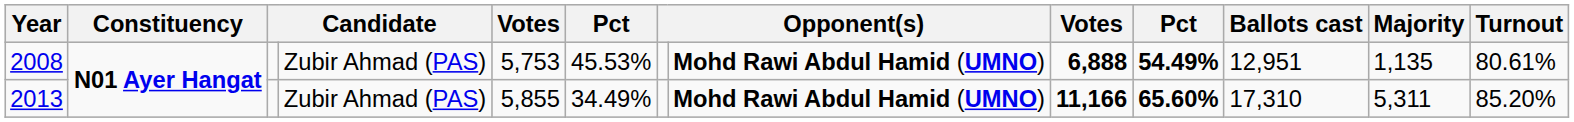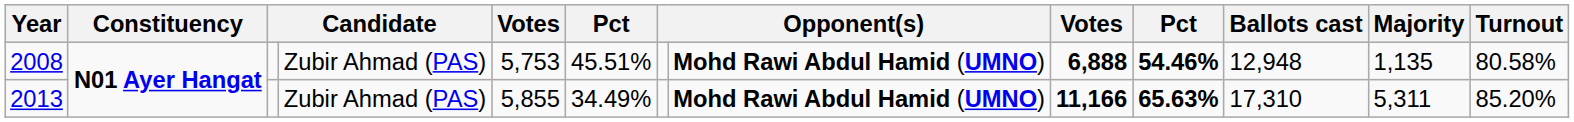(611, 61) 45.53% -> (611, 61) 45.51%
(1178, 61) 54.49% -> (1178, 61) 54.46%
(1266, 61) 12,951 -> (1266, 61) 12,948
(1516, 61) 80.61% -> (1516, 61) 80.58%
(1178, 99) 65.60% -> (1178, 99) 65.63%
